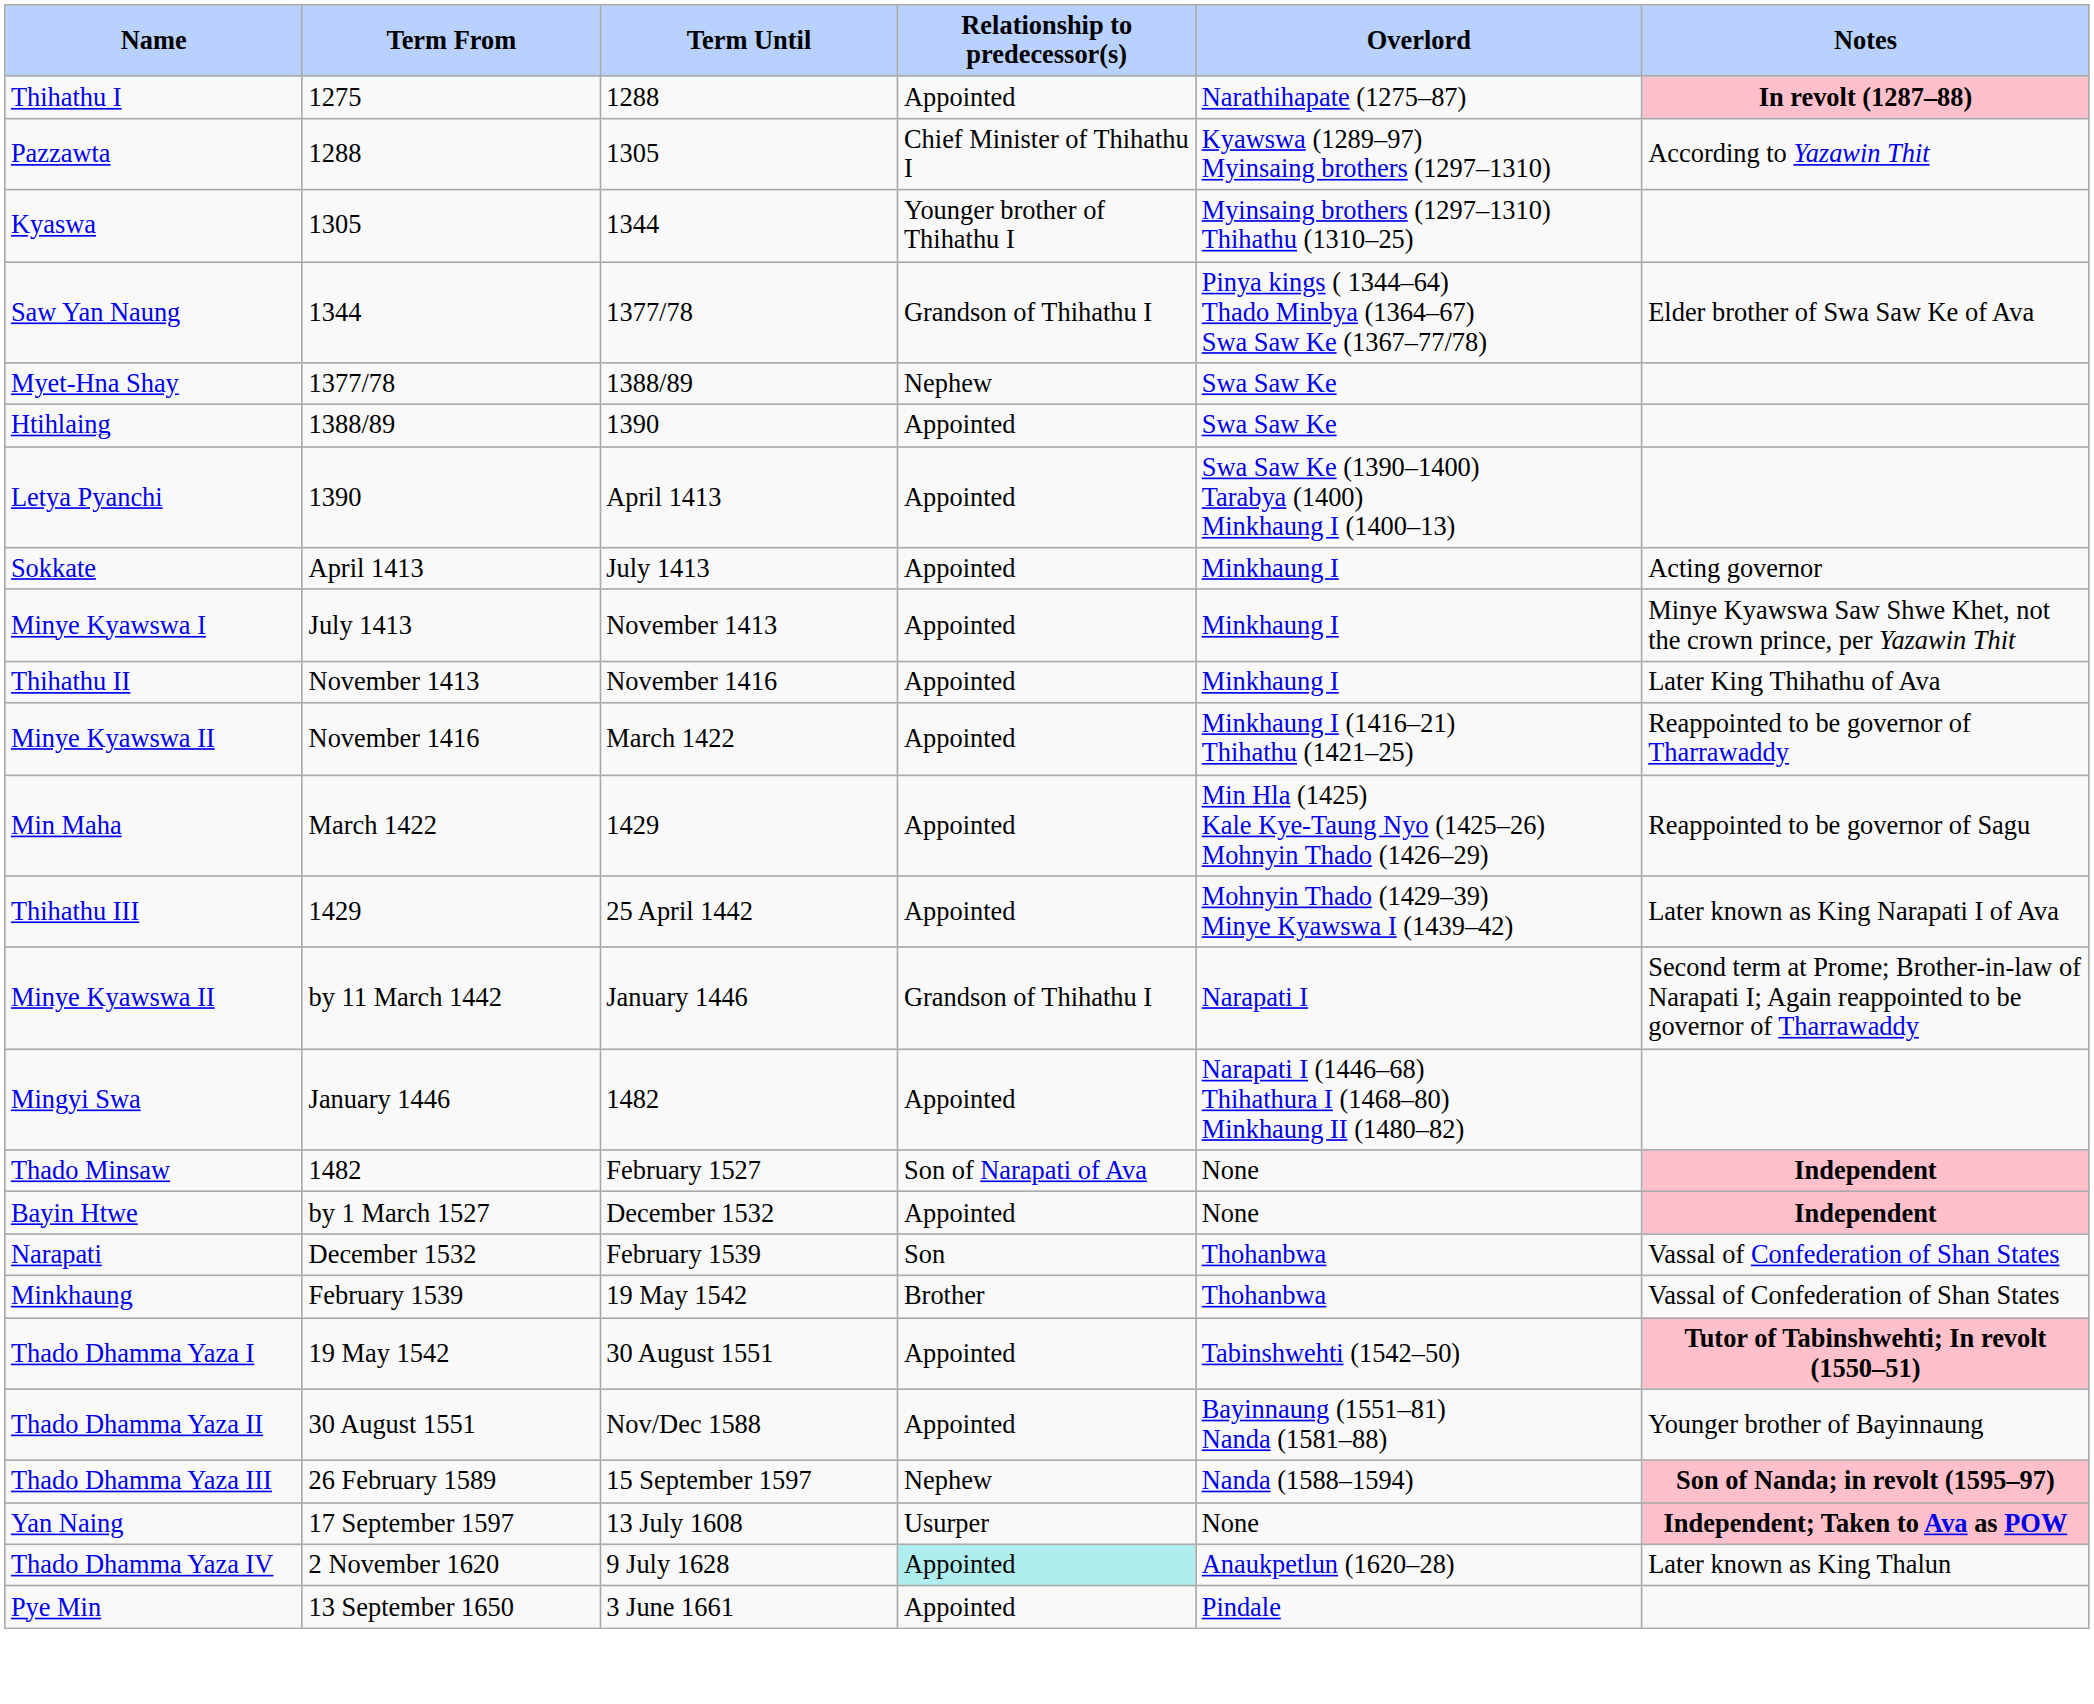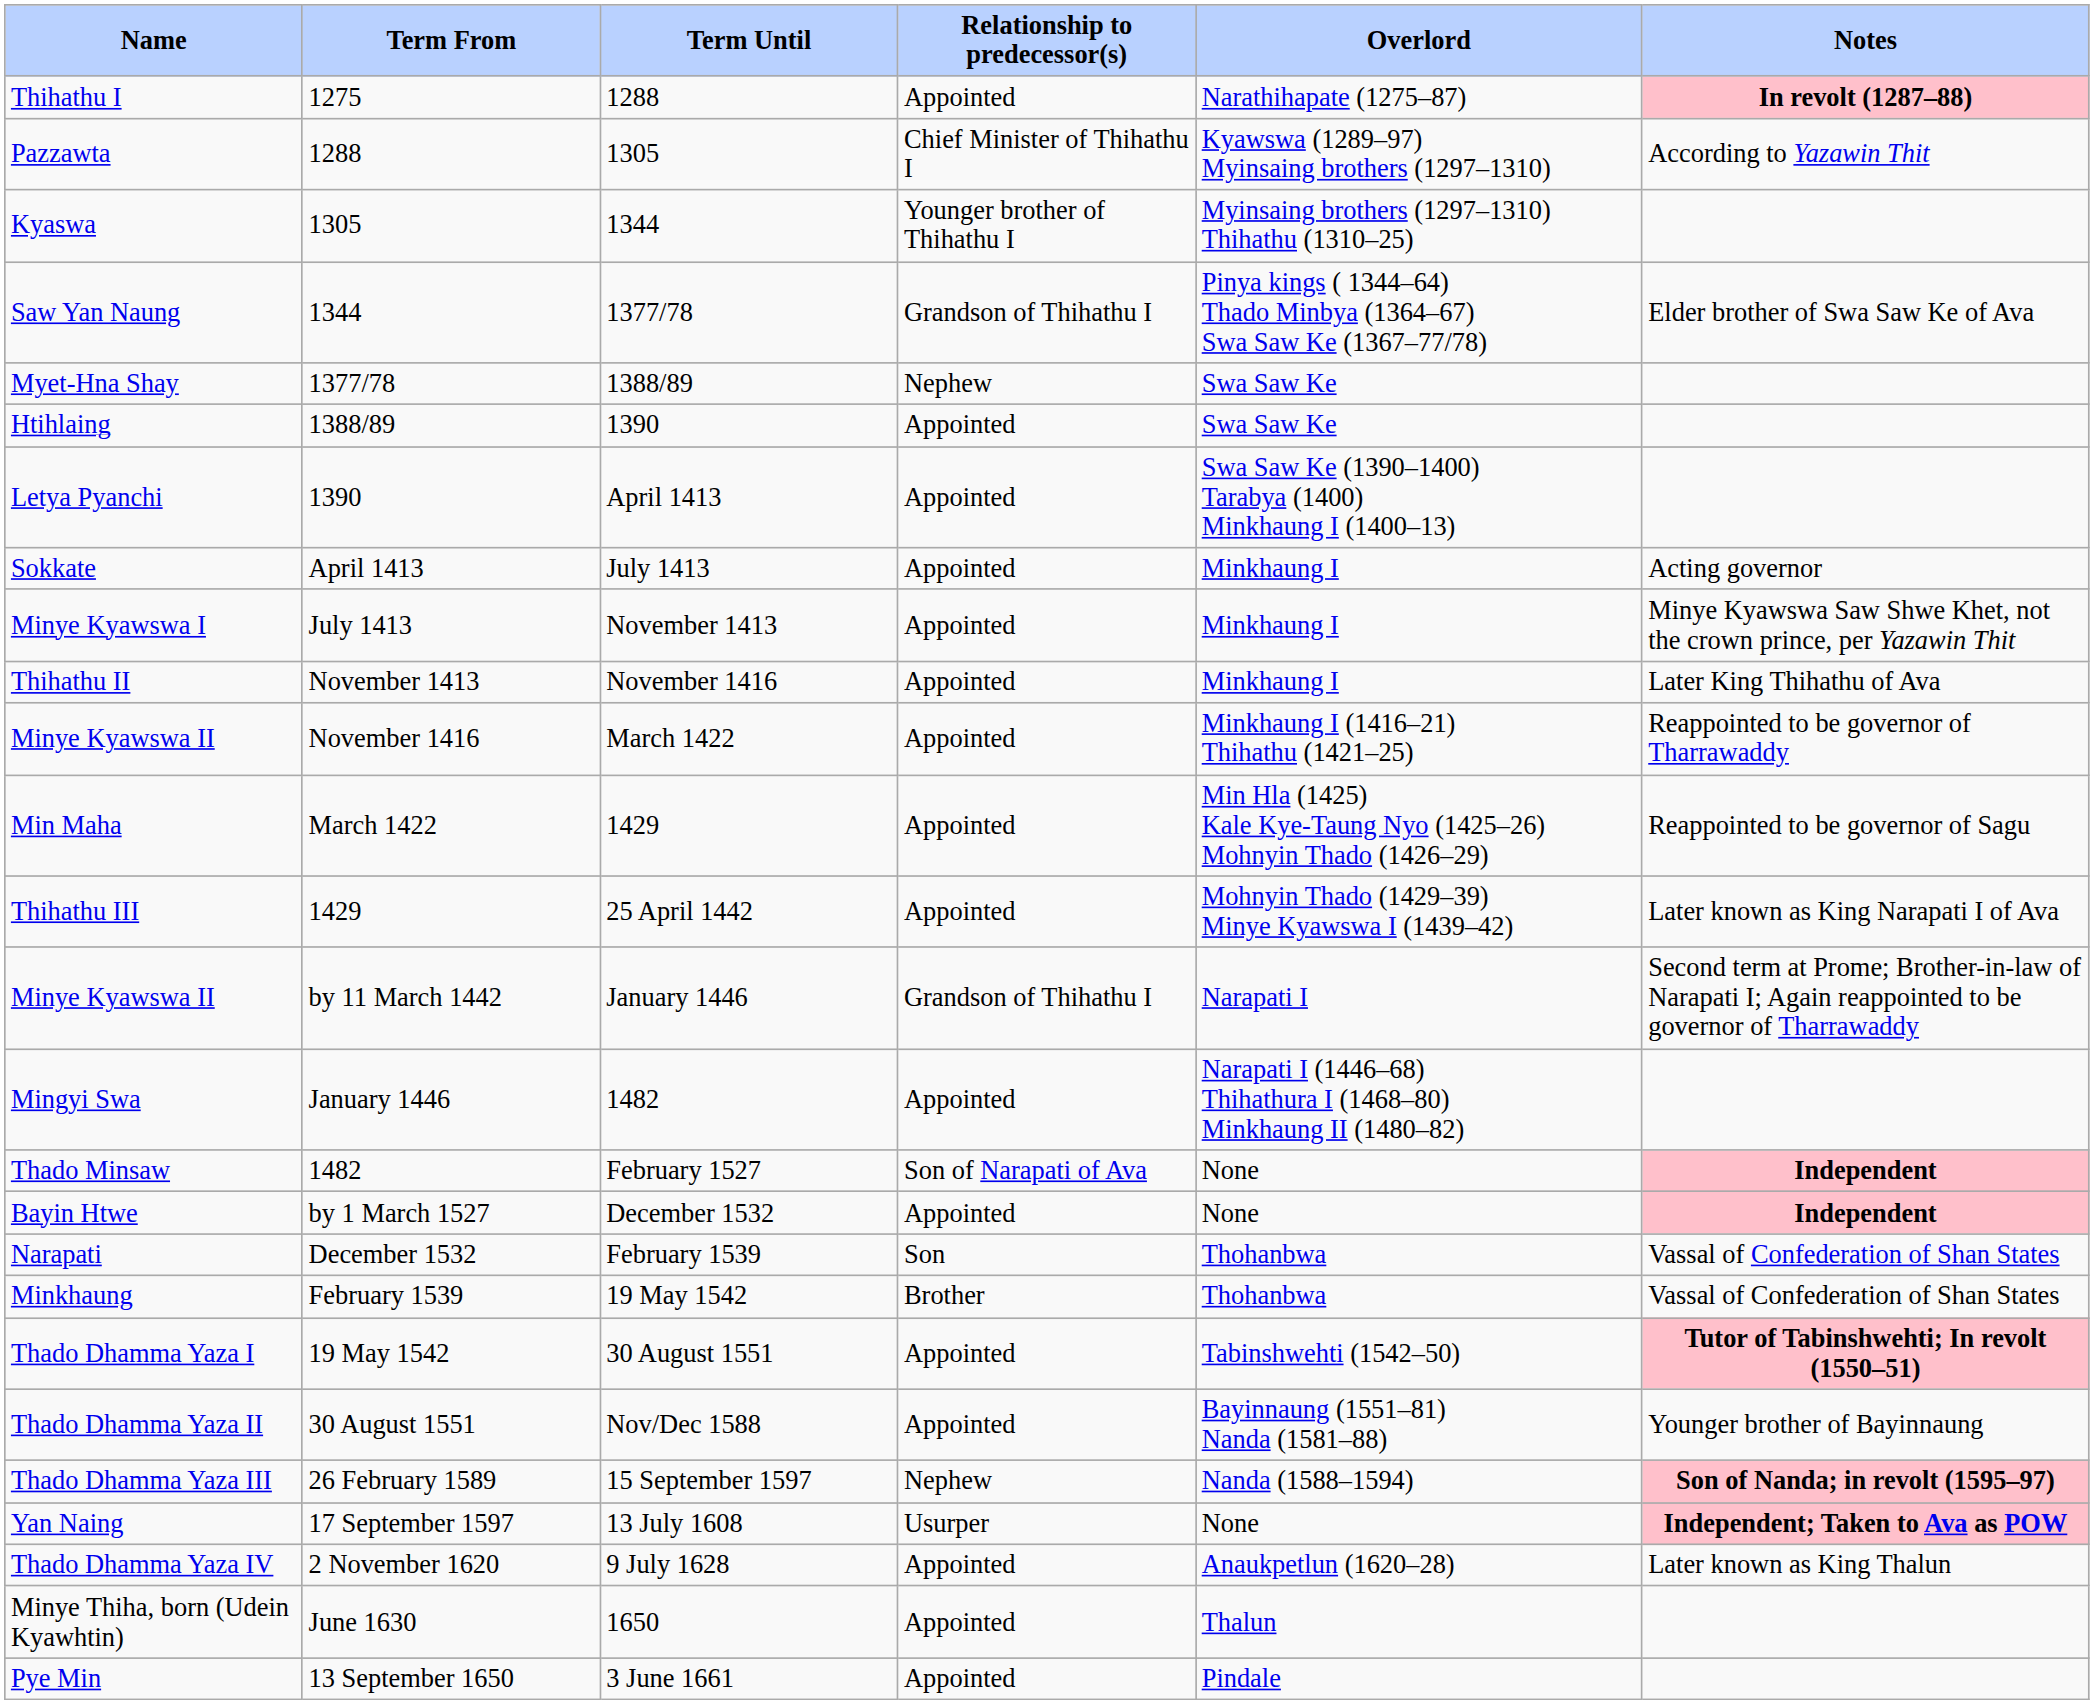(960, 1564) paleturquoise background -> (960, 1564) no background
+ row: (363, 1621)
